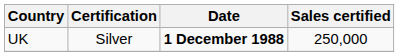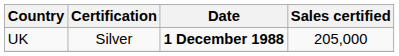(341, 39) 250,000 -> (341, 39) 205,000
